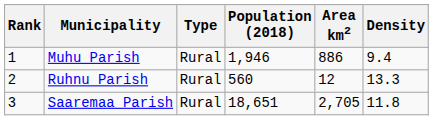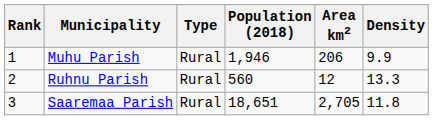(331, 58) 886 -> (331, 58) 206
(379, 58) 9.4 -> (379, 58) 9.9
